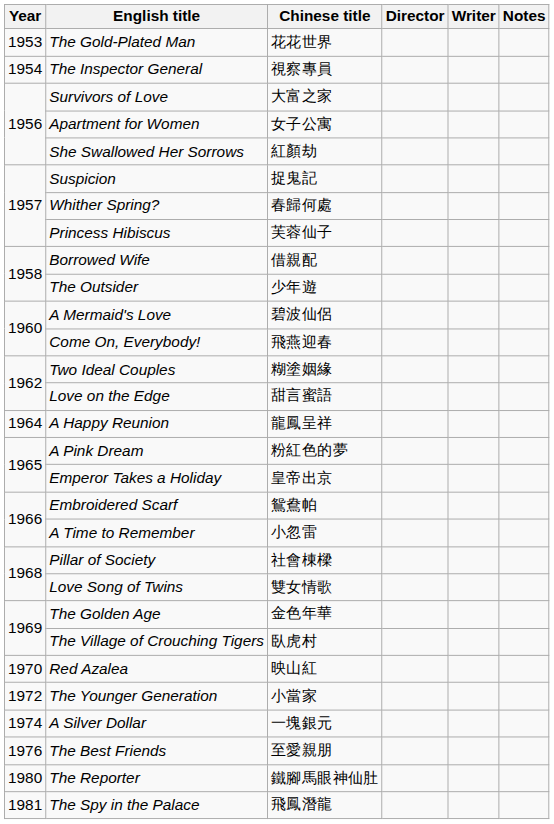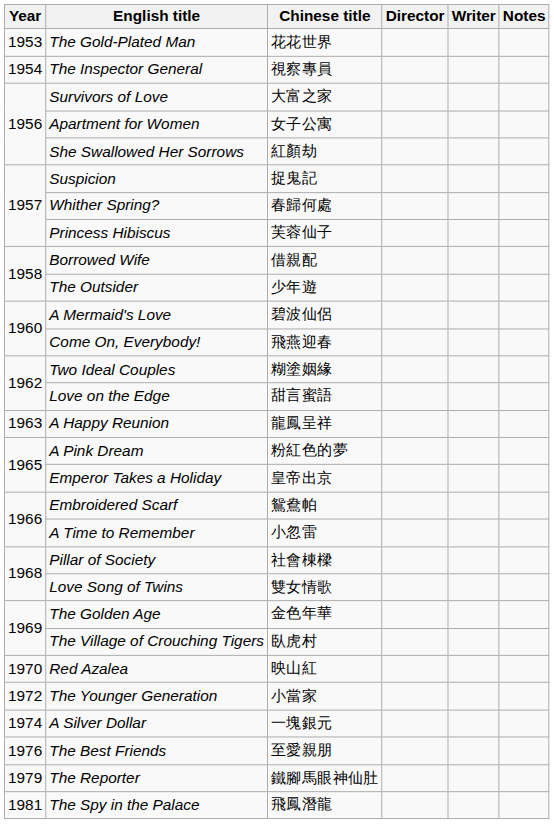(25, 423) 1964 -> (25, 423) 1963
(25, 777) 1980 -> (25, 777) 1979
